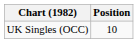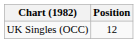(112, 30) 10 -> (112, 30) 12
